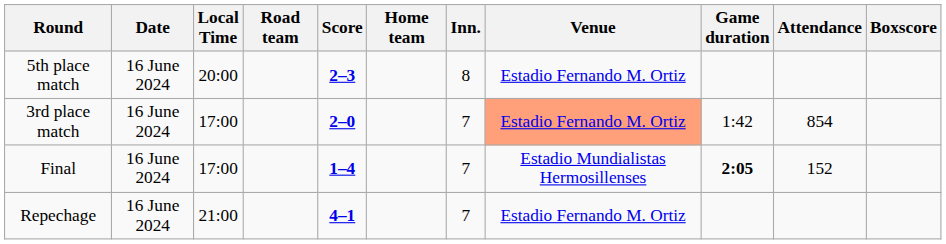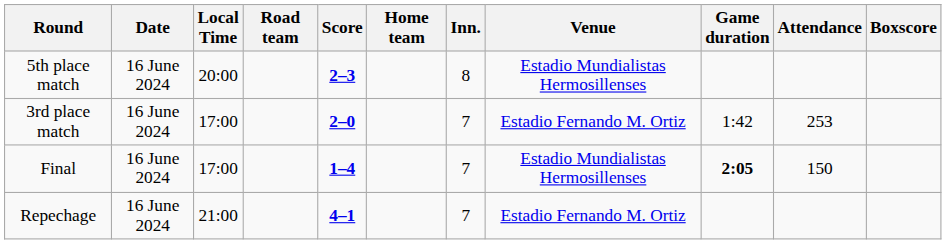(593, 74) Estadio Fernando M. Ortiz -> (593, 74) Estadio Mundialistas Hermosillenses
(593, 121) lightsalmon background -> (593, 121) no background
(820, 121) 854 -> (820, 121) 253
(820, 168) 152 -> (820, 168) 150
